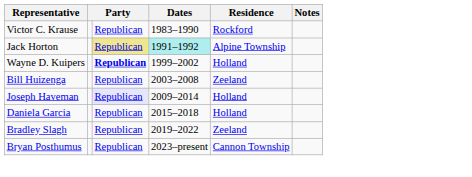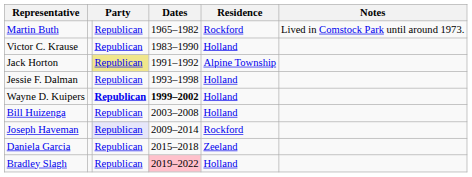+ row: (33, 29)
(233, 29) Rockford -> (220, 46) Holland
(175, 46) paleturquoise background -> (175, 63) no background
+ row: (42, 79)
(175, 63) normal -> (175, 96) bold
(230, 79) Zeeland -> (220, 113) Holland
(230, 96) Holland -> (223, 130) Rockford
(230, 113) Holland -> (220, 146) Zeeland
(175, 130) no background -> (175, 163) pink background
(230, 130) Zeeland -> (220, 163) Holland
- row: (44, 146)
